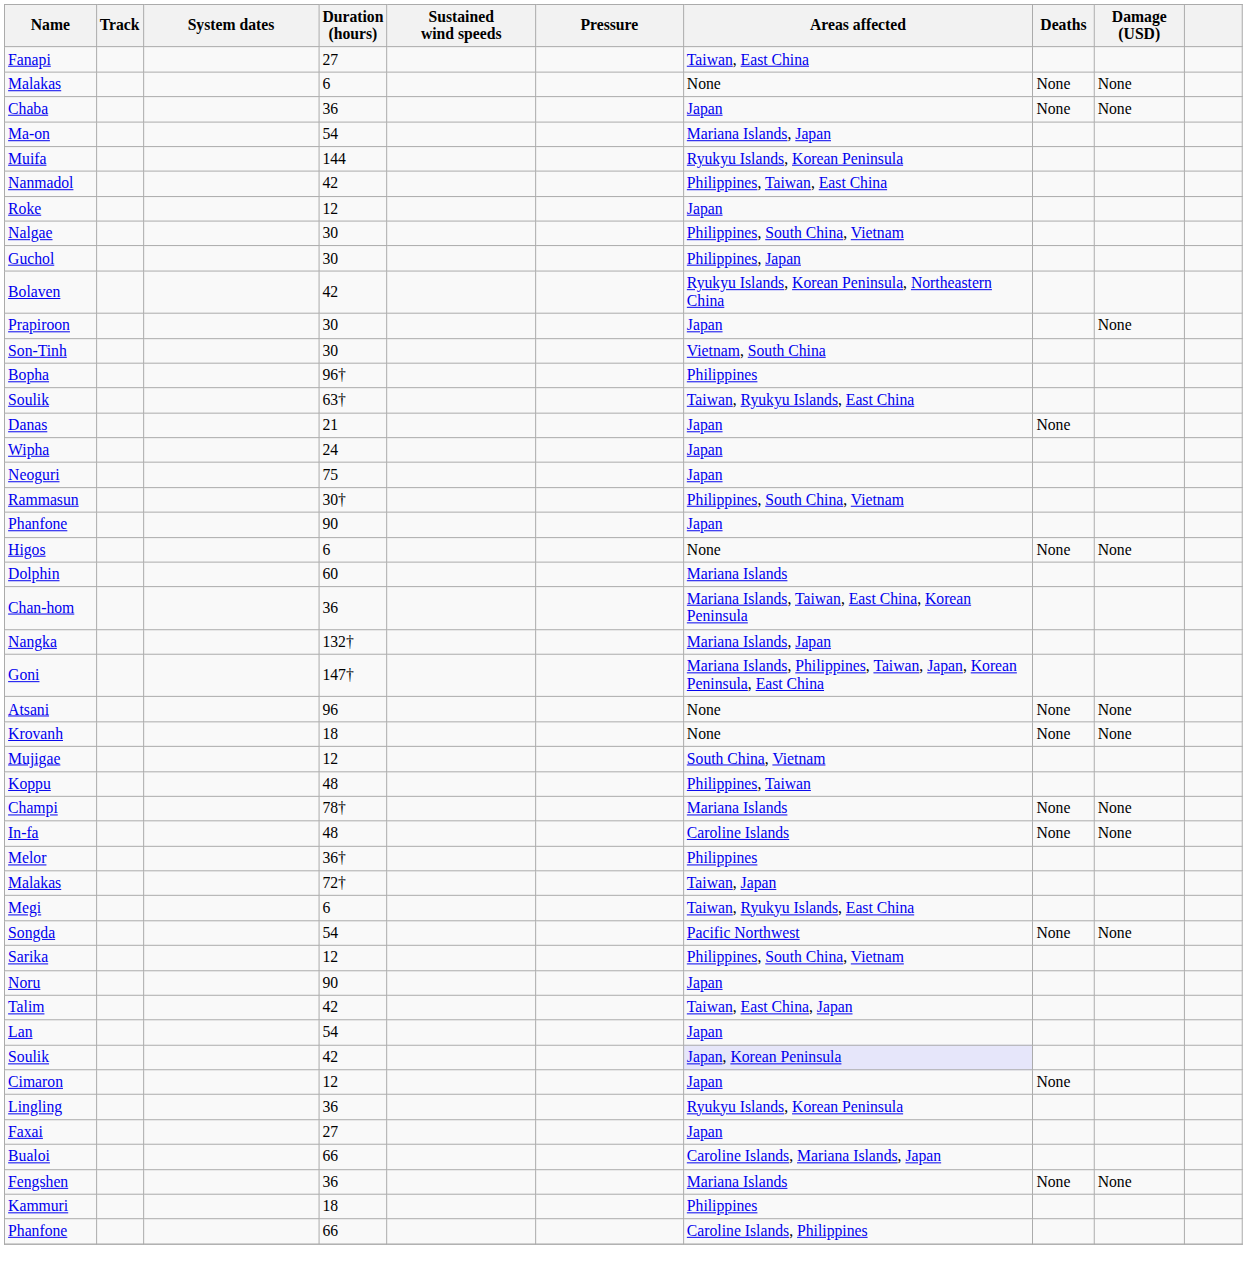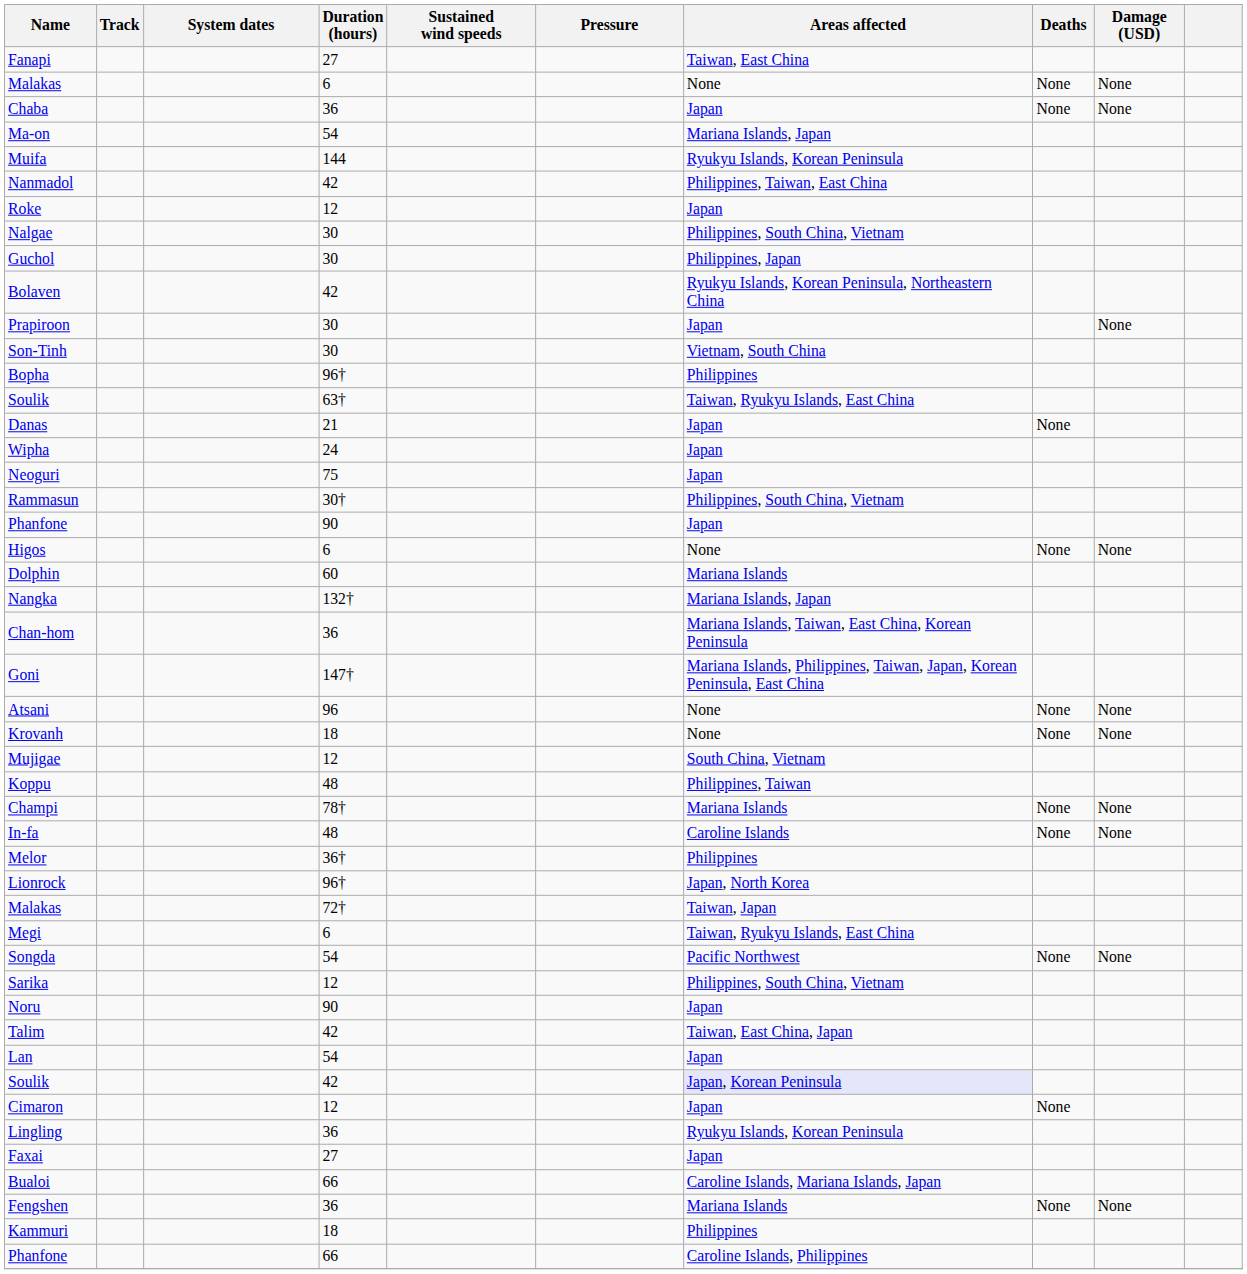rows swapped: (32, 641) <-> (41, 608)
+ row: (37, 883)
